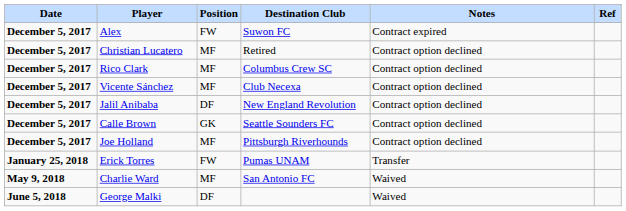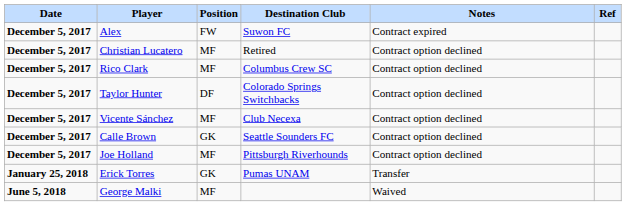+ row: (131, 93)
- row: (129, 105)
(208, 160) FW -> (208, 173) GK
- row: (129, 178)
(207, 196) DF -> (208, 191) MF
